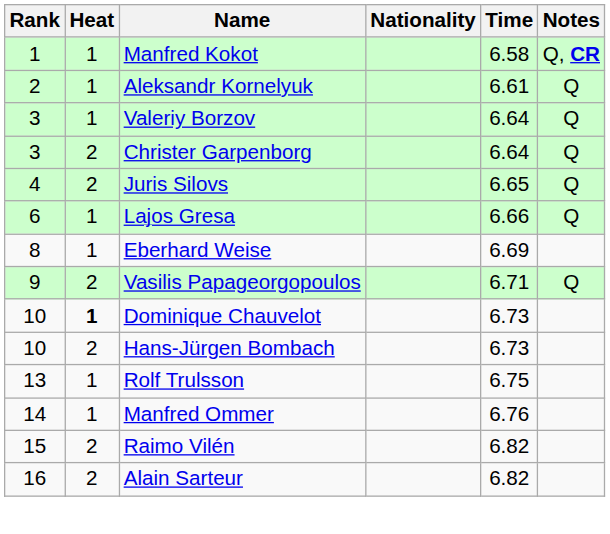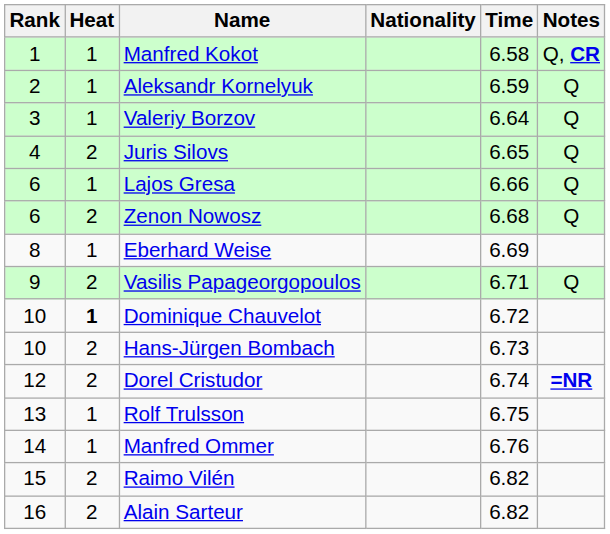(509, 86) 6.61 -> (509, 86) 6.59
- row: (218, 151)
+ row: (192, 217)
(509, 315) 6.73 -> (509, 315) 6.72
+ row: (193, 380)
